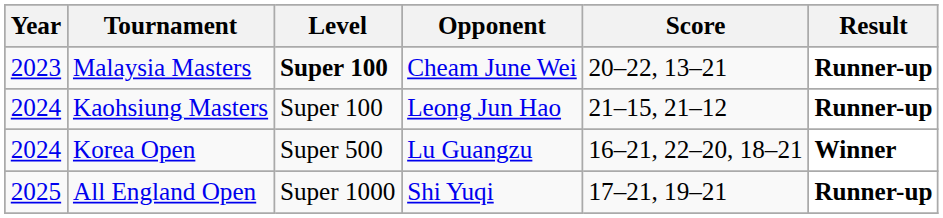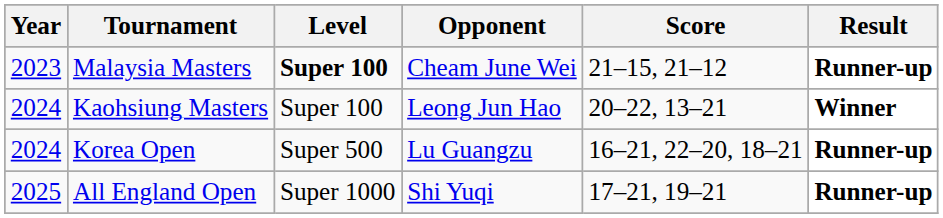(658, 67) 20–22, 13–21 -> (658, 67) 21–15, 21–12
(658, 108) 21–15, 21–12 -> (658, 108) 20–22, 13–21
(873, 108) Runner-up -> (855, 108) Winner
(855, 150) Winner -> (873, 150) Runner-up
